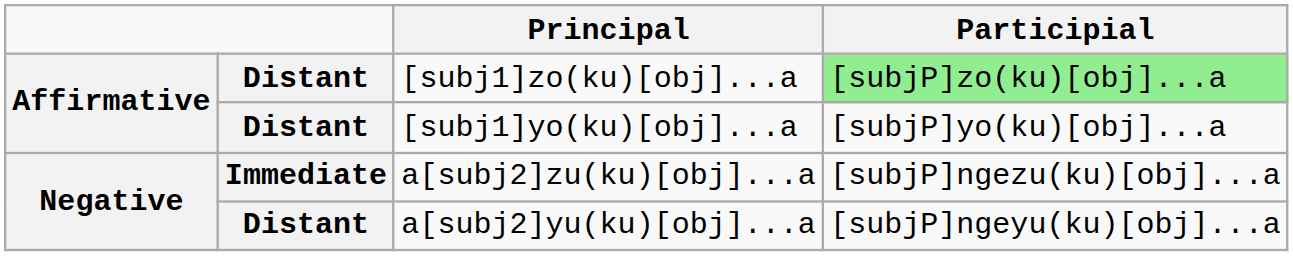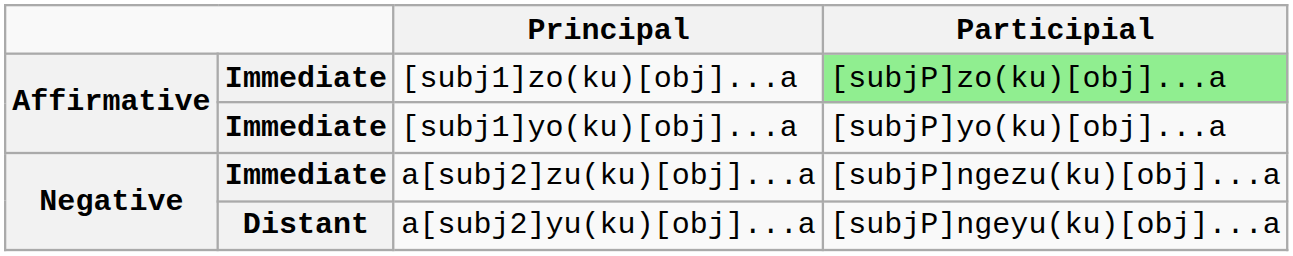(306, 79) Distant -> (306, 79) Immediate
(306, 128) Distant -> (306, 128) Immediate
